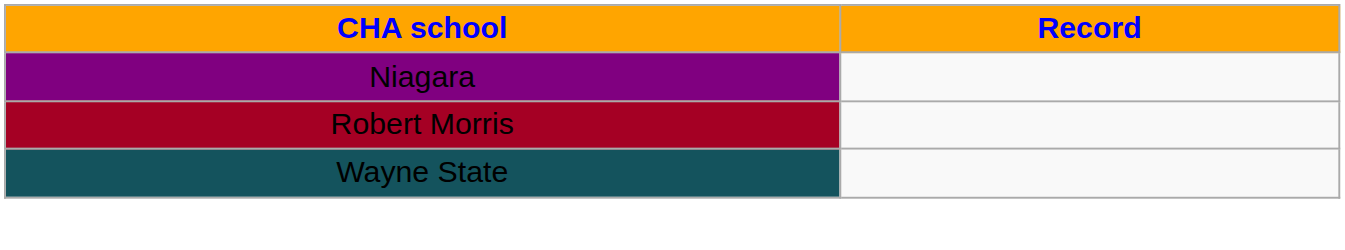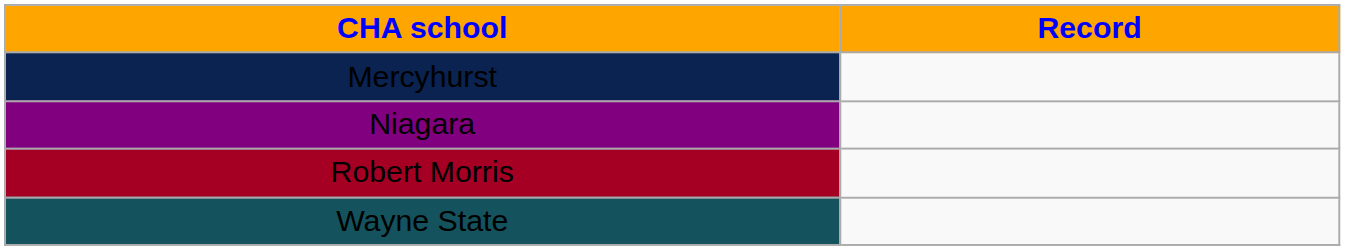+ row: (422, 76)
